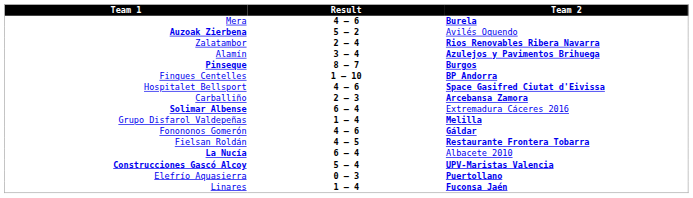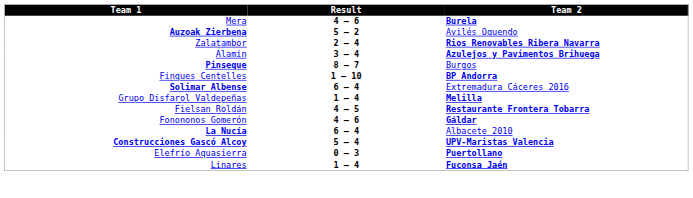(461, 65) bold -> (461, 65) normal
- row: (195, 87)
- row: (221, 99)
rows swapped: (203, 132) <-> (211, 143)
